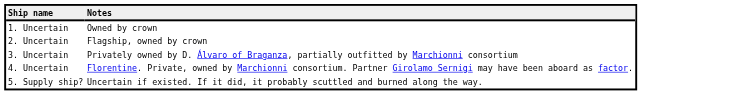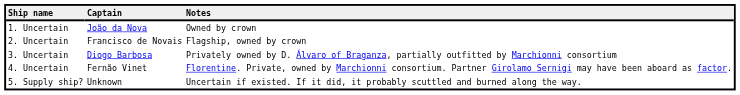+ column: (105, 13)
